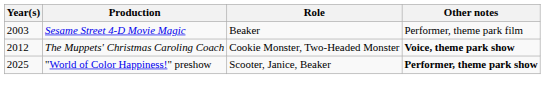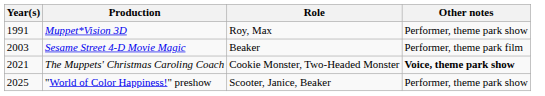+ row: (86, 30)
(18, 47) 2012 -> (18, 64) 2021
(471, 64) bold -> (466, 82) normal
